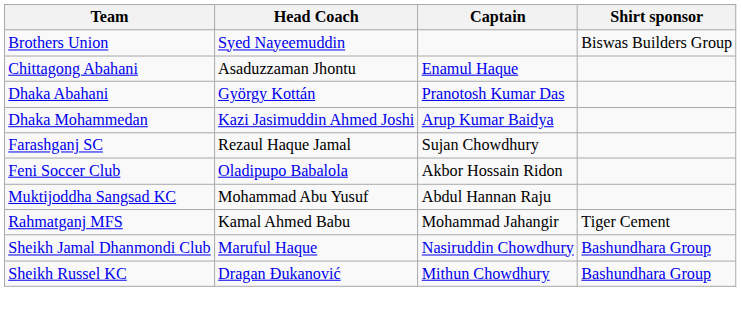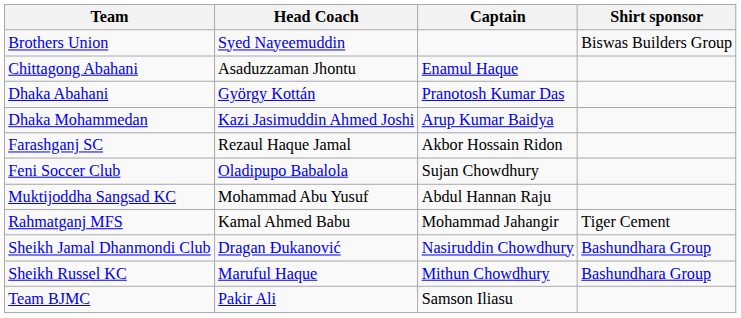(480, 145) Sujan Chowdhury -> (492, 145) Akbor Hossain Ridon
(492, 171) Akbor Hossain Ridon -> (480, 171) Sujan Chowdhury
(268, 247) Maruful Haque -> (279, 247) Dragan Đukanović
(279, 273) Dragan Đukanović -> (268, 273) Maruful Haque
+ row: (49, 299)
